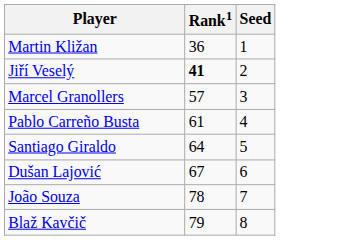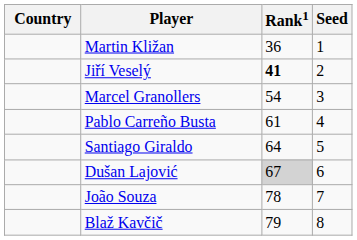+ column: (43, 19)
(197, 96) 57 -> (273, 96) 54
(197, 172) no background -> (273, 172) lightgrey background
